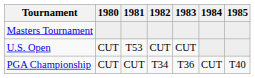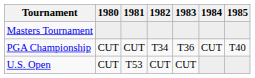rows swapped: (29, 47) <-> (49, 65)
